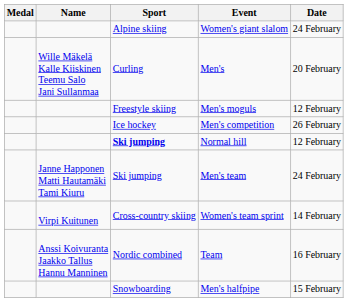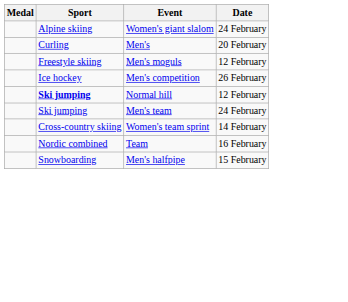- column: (73, 13)
